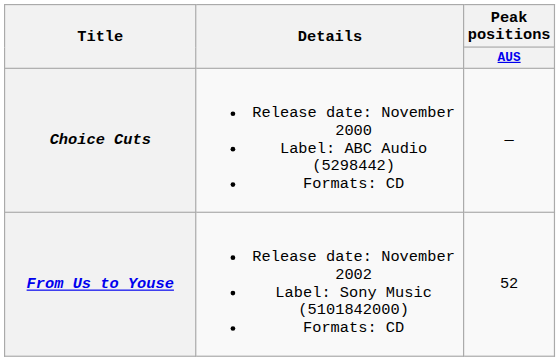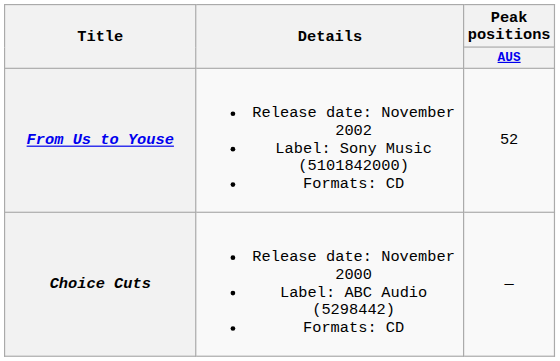rows swapped: (100, 140) <-> (100, 284)
